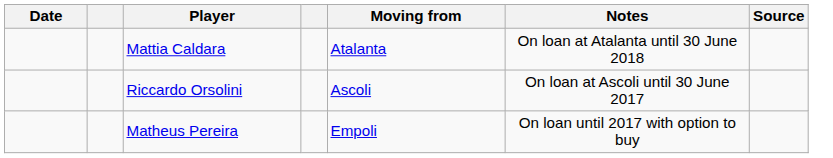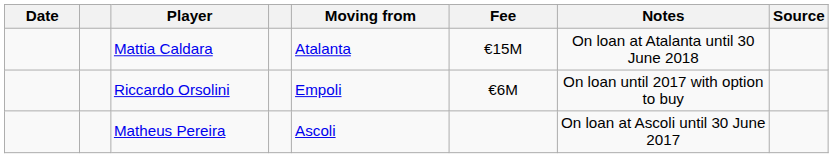+ column: (503, 16)
(351, 90) Ascoli -> (318, 90) Empoli
(627, 90) On loan at Ascoli until 30 June 2017 -> (663, 90) On loan until 2017 with option to buy
(354, 131) Empoli -> (315, 131) Ascoli
(627, 131) On loan until 2017 with option to buy -> (663, 131) On loan at Ascoli until 30 June 2017
